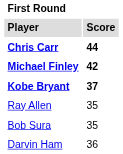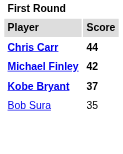- row: (30, 106)
- row: (35, 145)
